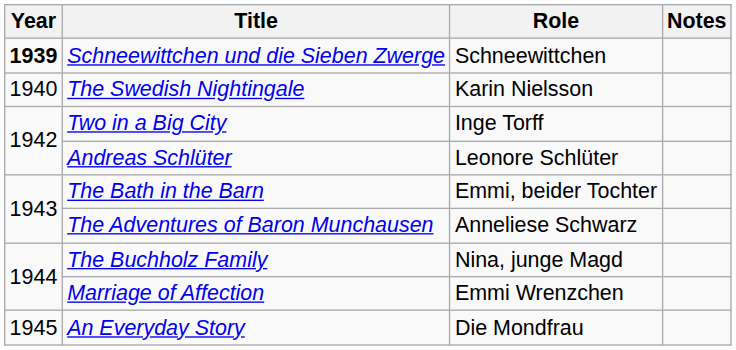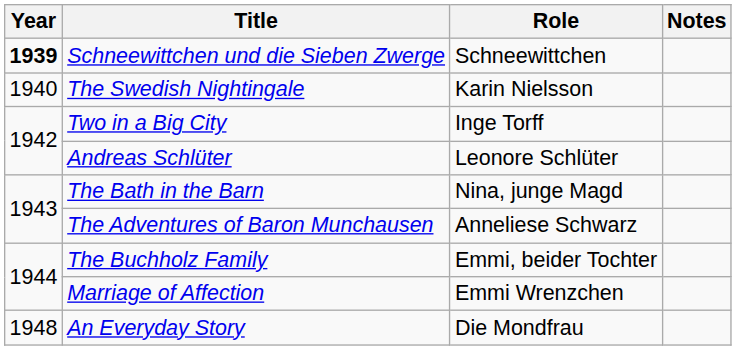(556, 191) Emmi, beider Tochter -> (539, 191) Nina, junge Magd
(539, 259) Nina, junge Magd -> (556, 259) Emmi, beider Tochter
(33, 327) 1945 -> (33, 327) 1948
